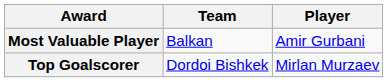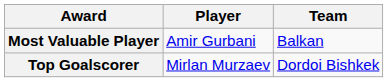columns swapped: (327, 16) <-> (217, 16)
